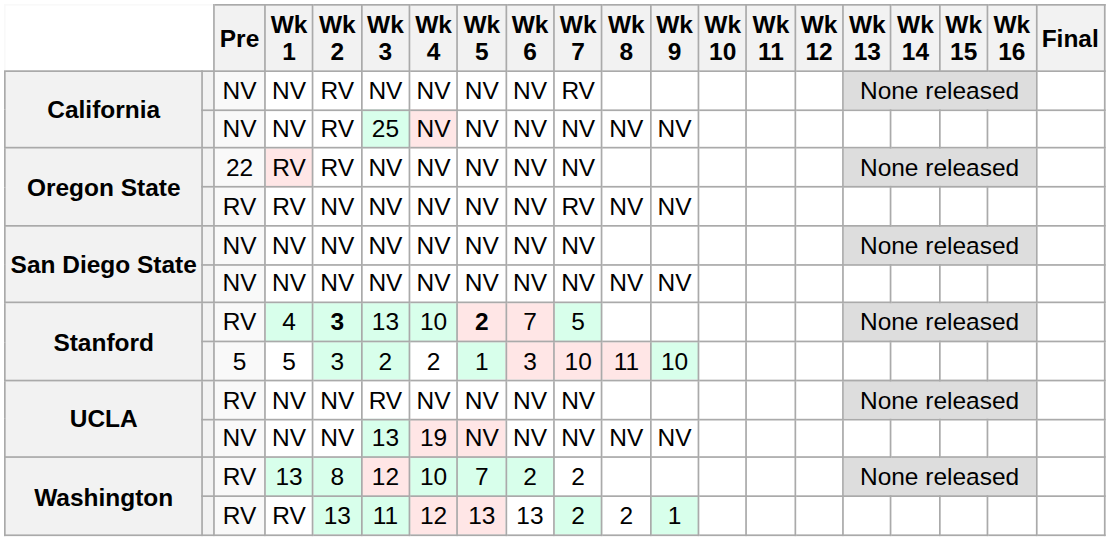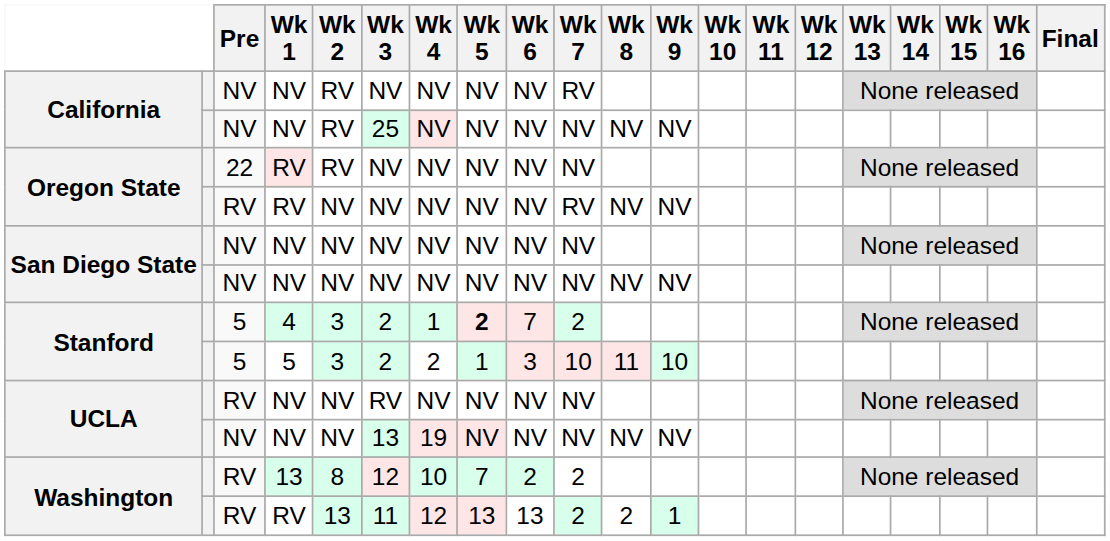(240, 323) RV -> (240, 323) 5
(337, 323) bold -> (337, 323) normal
(385, 323) 13 -> (385, 323) 2
(434, 323) 10 -> (434, 323) 1
(578, 323) 5 -> (578, 323) 2
